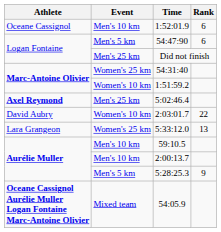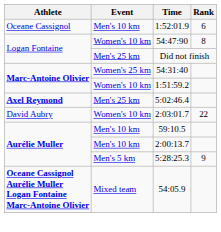(114, 41) Men's 5 km -> (122, 41) Women's 10 km
(204, 41) 6 -> (204, 41) 8
- row: (172, 130)
